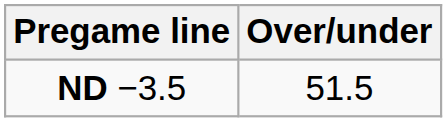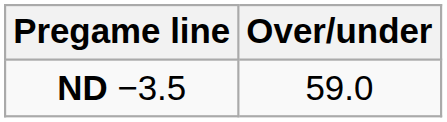(339, 87) 51.5 -> (339, 87) 59.0
